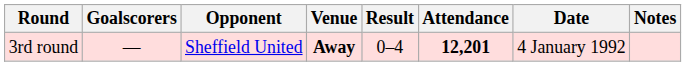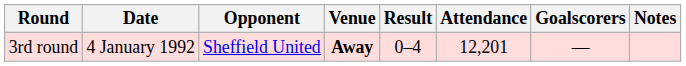columns swapped: (571, 18) <-> (132, 18)
(466, 46) bold -> (484, 46) normal
